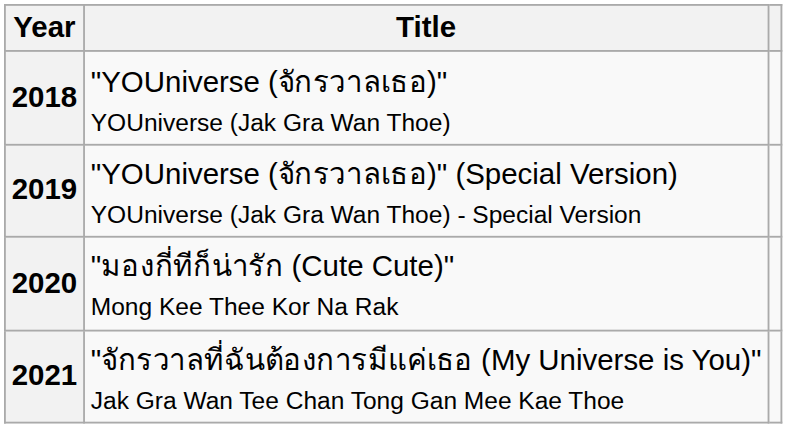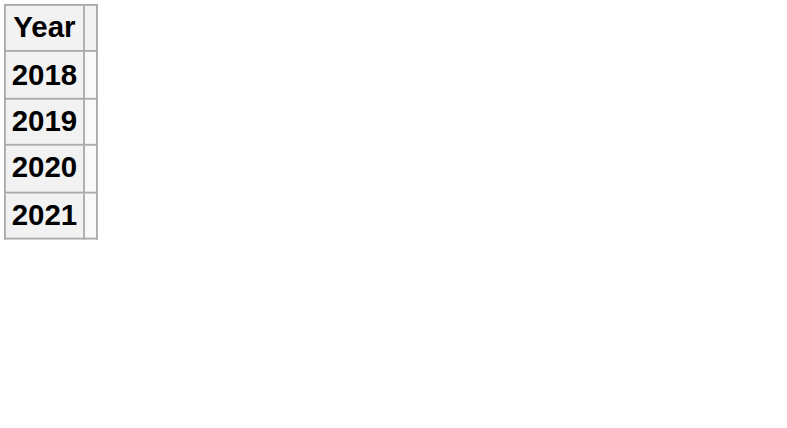- column: (426, 27)
